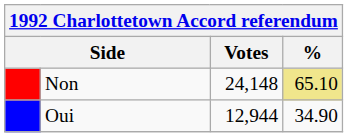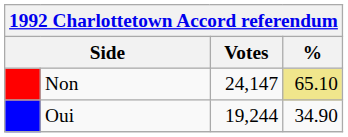(252, 84) 24,148 -> (252, 84) 24,147
(252, 116) 12,944 -> (252, 116) 19,244
